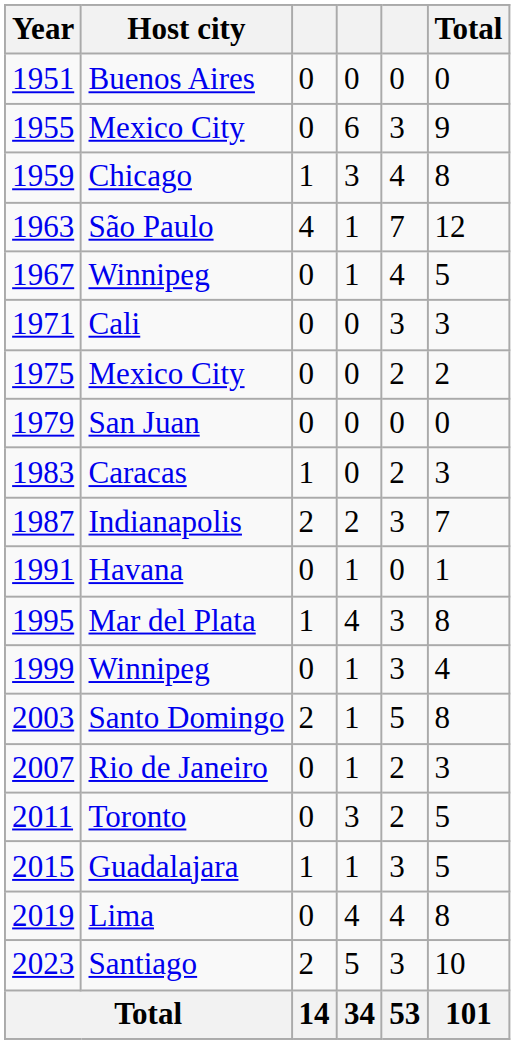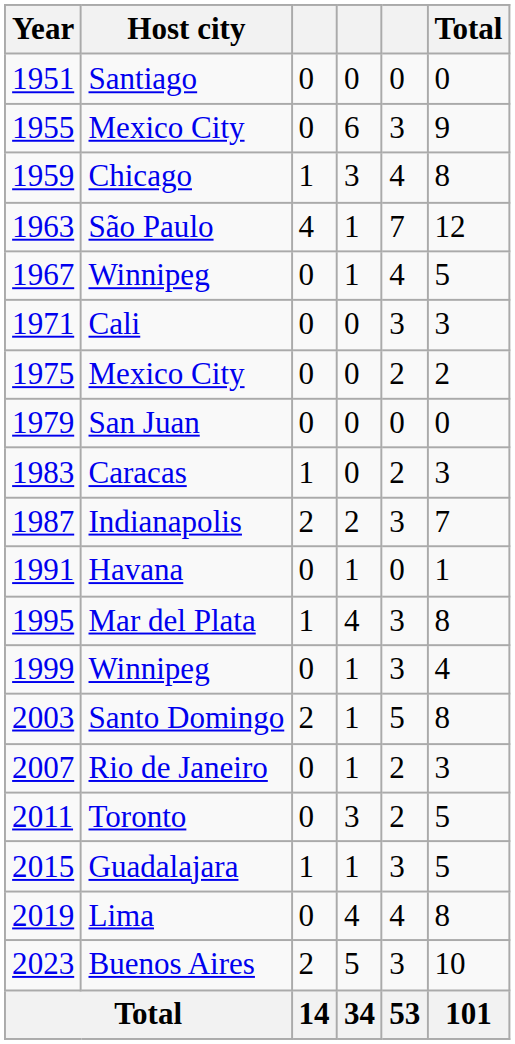(172, 78) Buenos Aires -> (143, 78) Santiago
(143, 964) Santiago -> (172, 964) Buenos Aires
